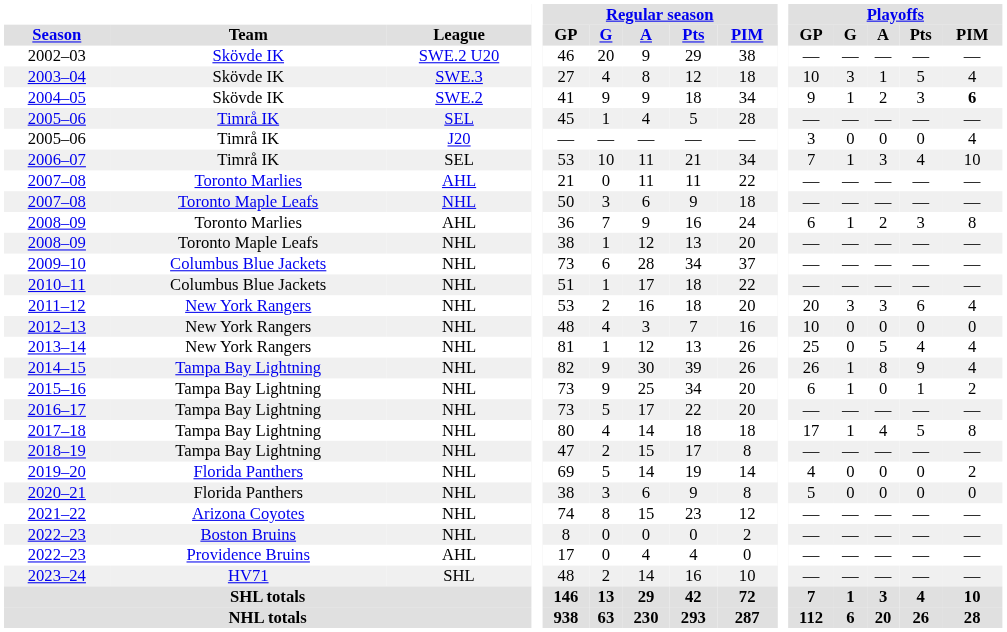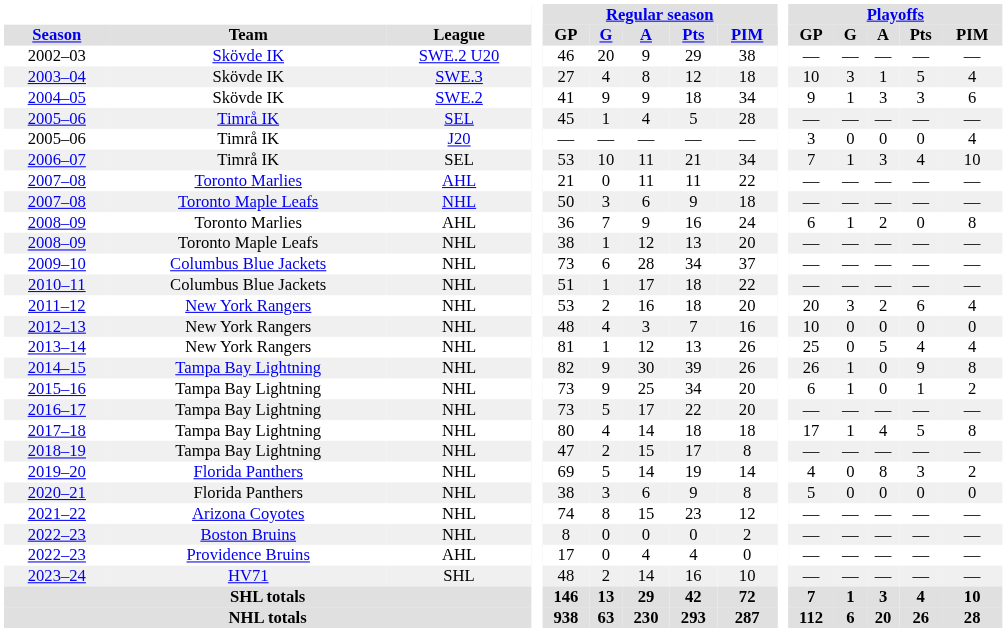(883, 97) 2 -> (883, 97) 3
(972, 97) bold -> (972, 97) normal
(921, 222) 3 -> (921, 222) 0
(883, 305) 3 -> (883, 305) 2
(883, 367) 8 -> (883, 367) 0
(972, 367) 4 -> (972, 367) 8
(883, 471) 0 -> (883, 471) 8
(921, 471) 0 -> (921, 471) 3
